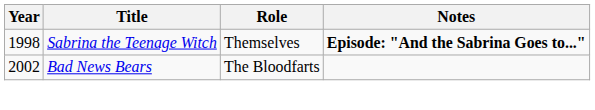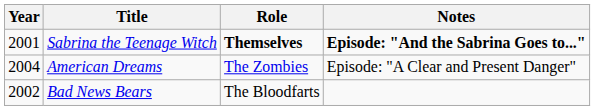(24, 42) 1998 -> (24, 42) 2001
(262, 42) normal -> (263, 42) bold
+ row: (105, 67)
